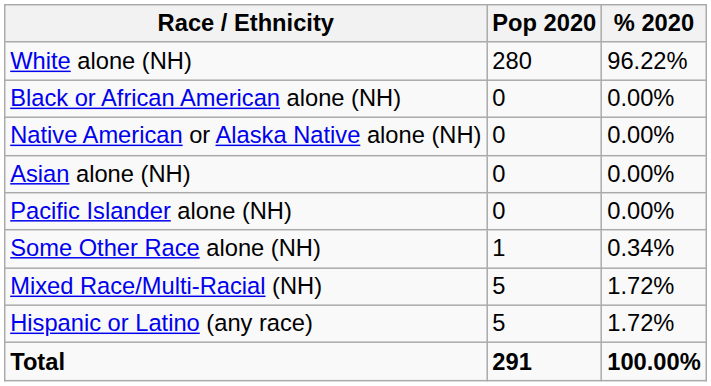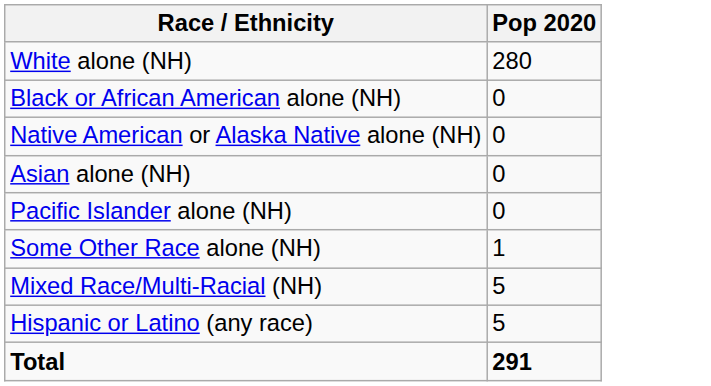- column: (654, 23)
